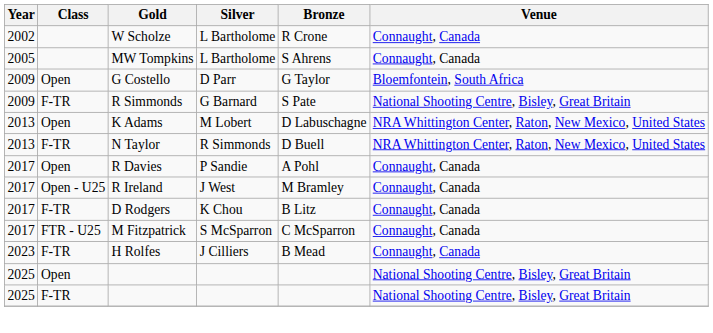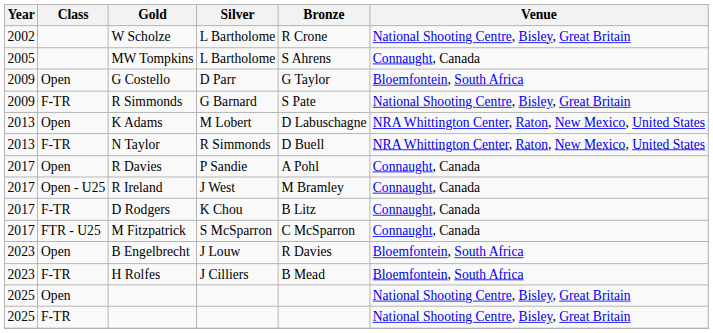(426, 36) Connaught, Canada -> (502, 36) National Shooting Centre, Bisley, Great Britain
+ row: (56, 252)
(426, 252) Connaught, Canada -> (448, 274) Bloemfontein, South Africa
